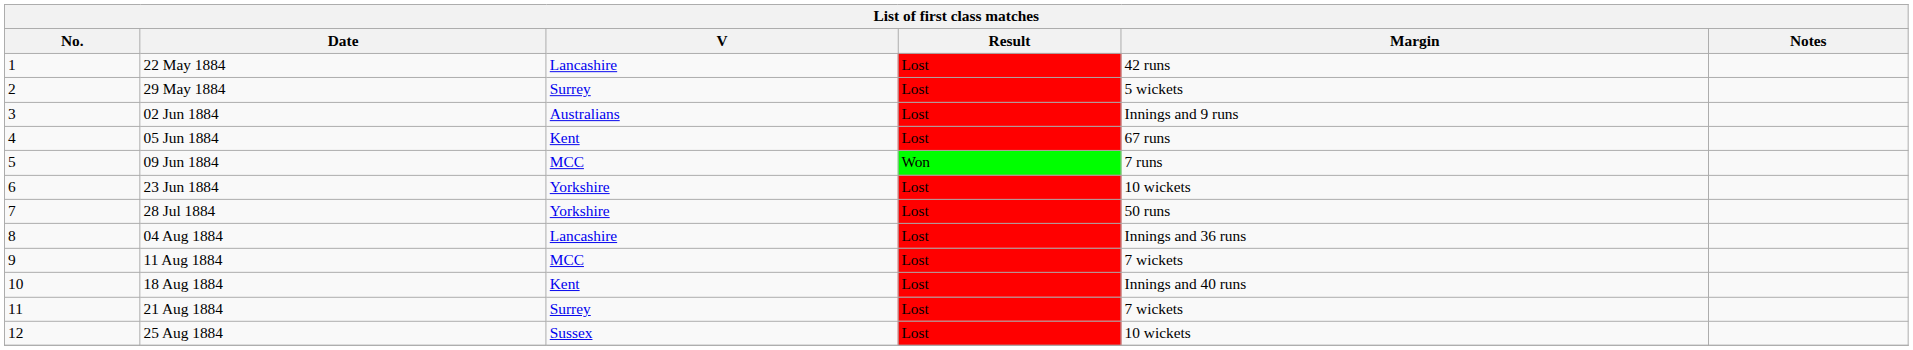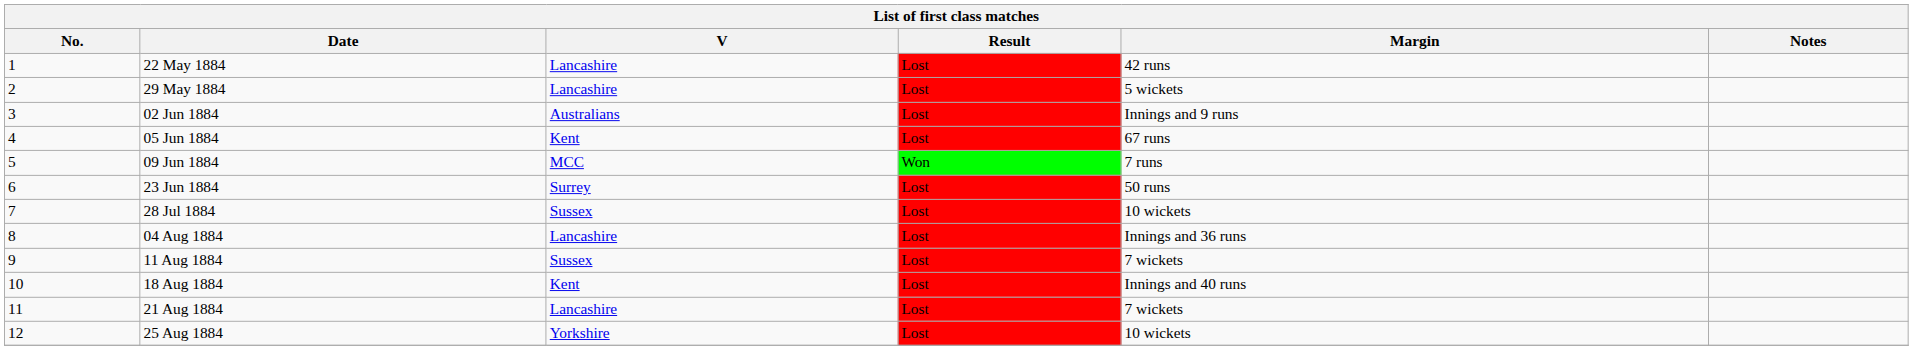(570, 89) Surrey -> (583, 89) Lancashire
(580, 187) Yorkshire -> (570, 187) Surrey
(1158, 187) 10 wickets -> (1147, 187) 50 runs
(580, 211) Yorkshire -> (571, 211) Sussex
(1147, 211) 50 runs -> (1158, 211) 10 wickets
(567, 260) MCC -> (571, 260) Sussex
(570, 308) Surrey -> (583, 308) Lancashire
(571, 333) Sussex -> (580, 333) Yorkshire
